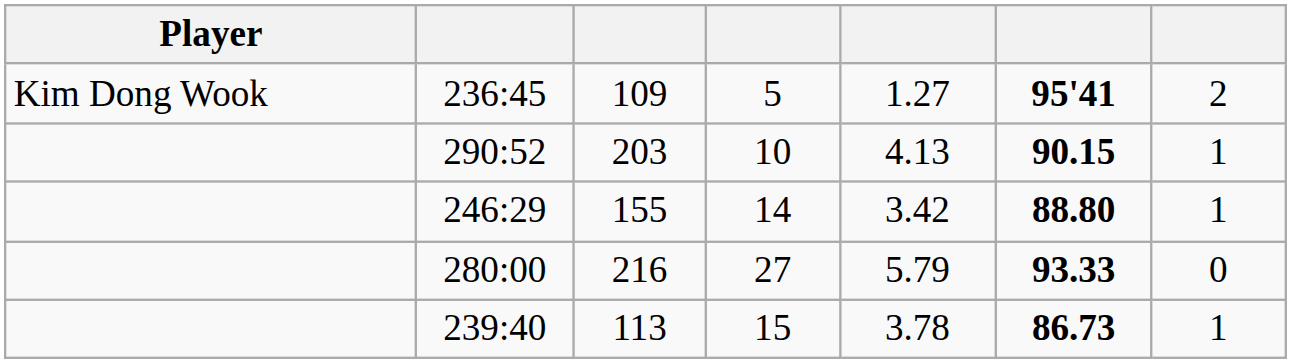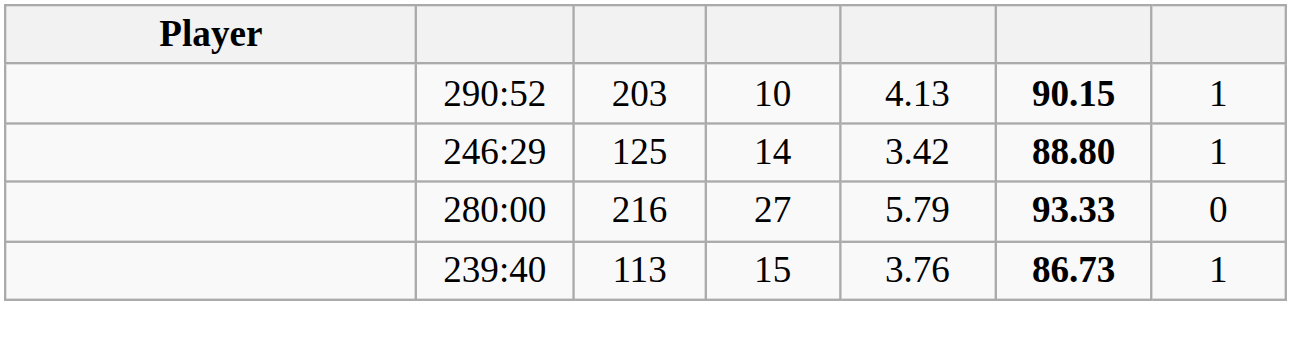- row: (495, 92)
(640, 210) 155 -> (640, 151) 125
(917, 328) 3.78 -> (917, 269) 3.76
